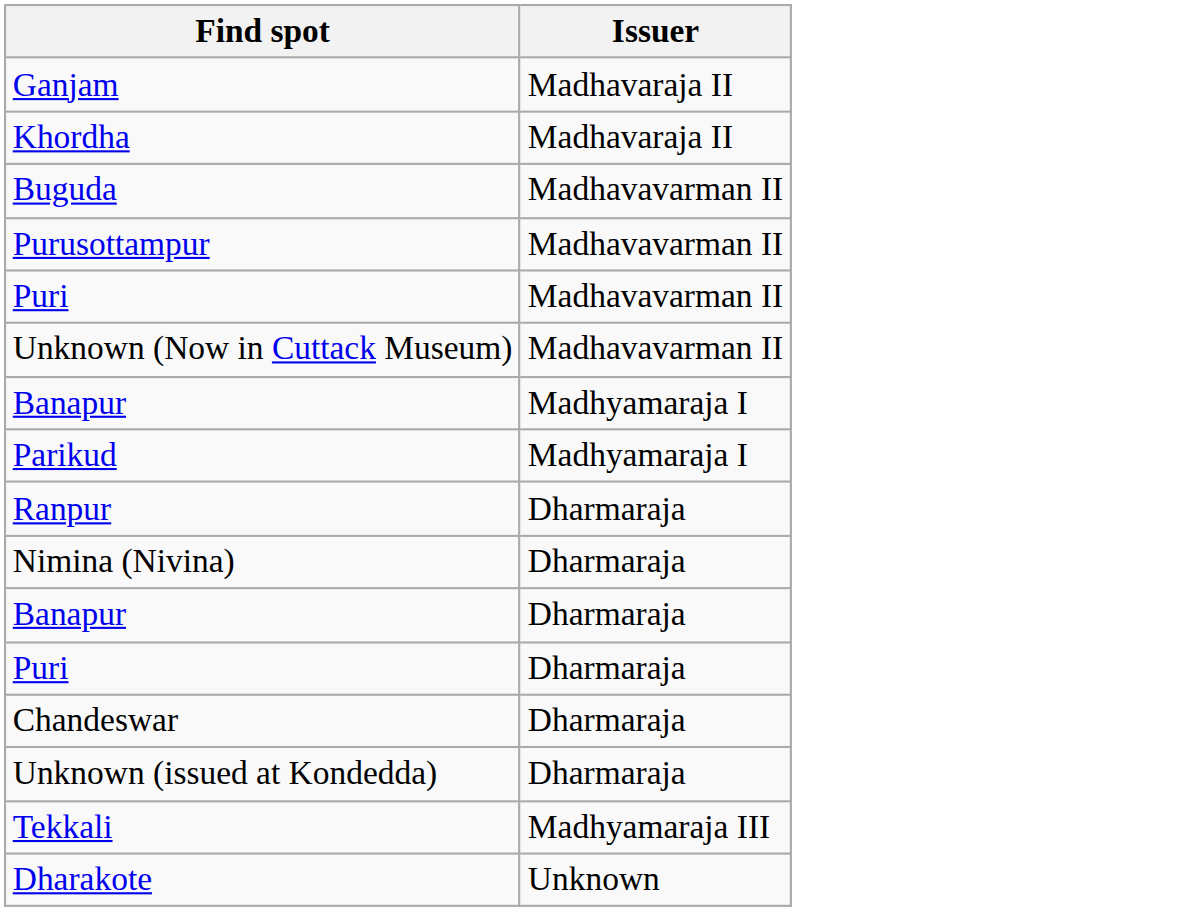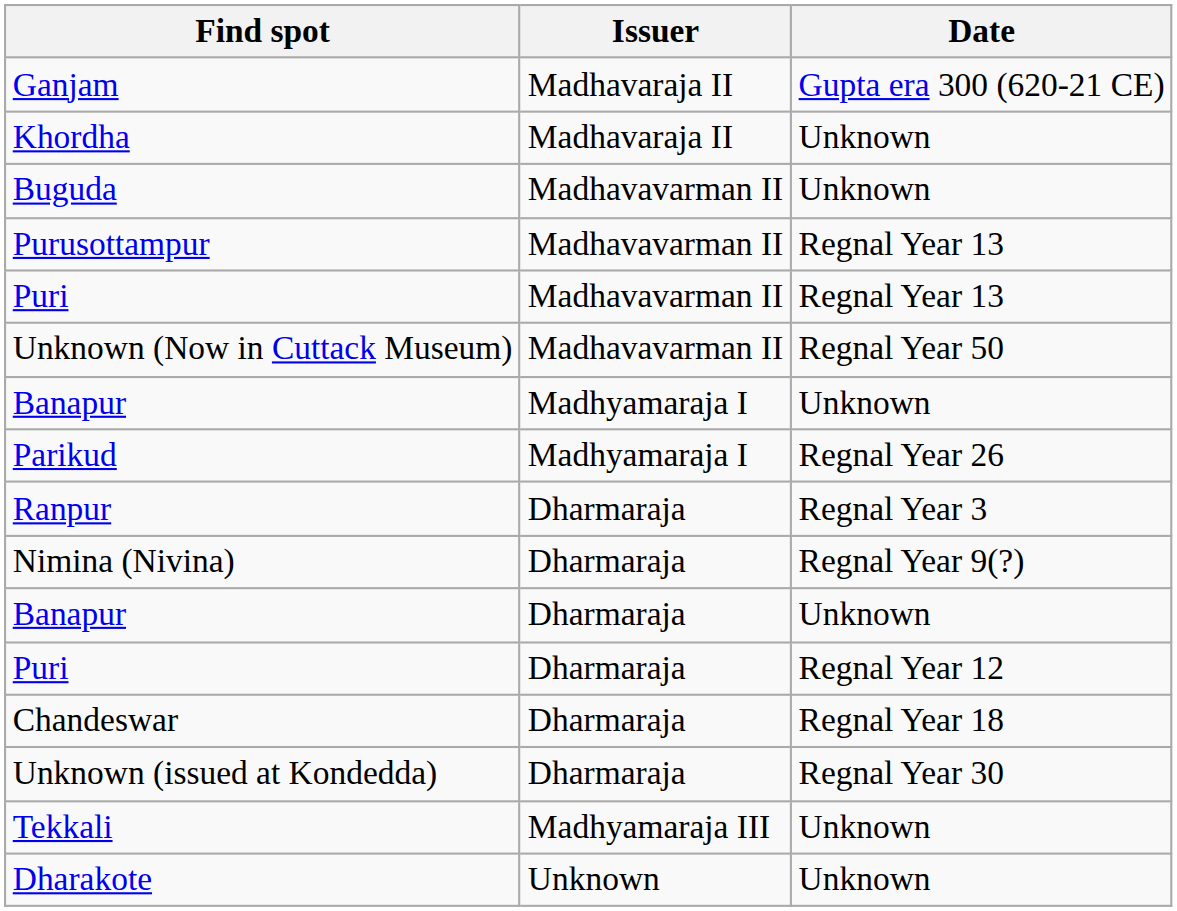+ column: (982, 31)
